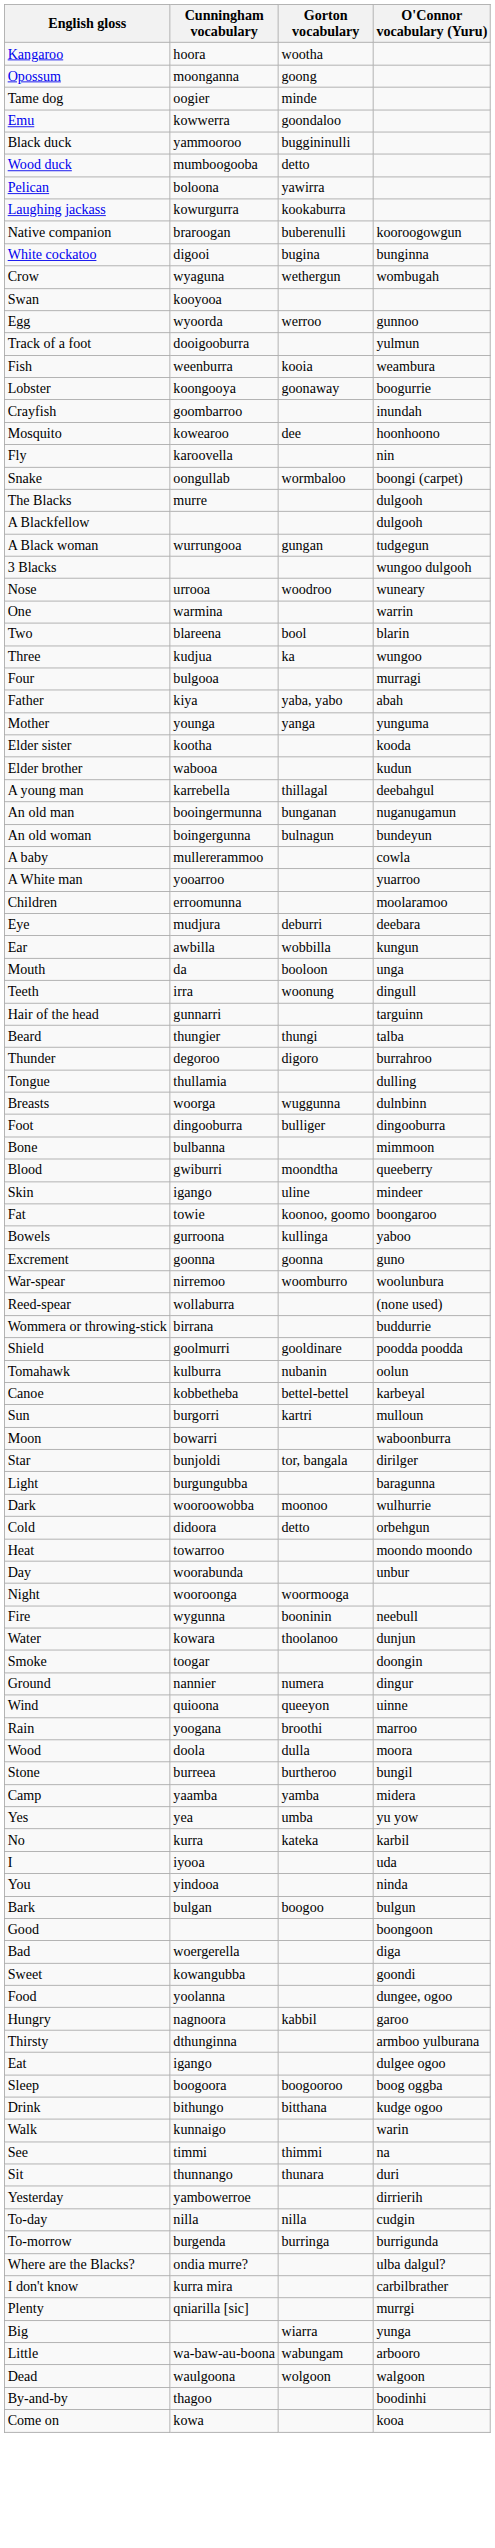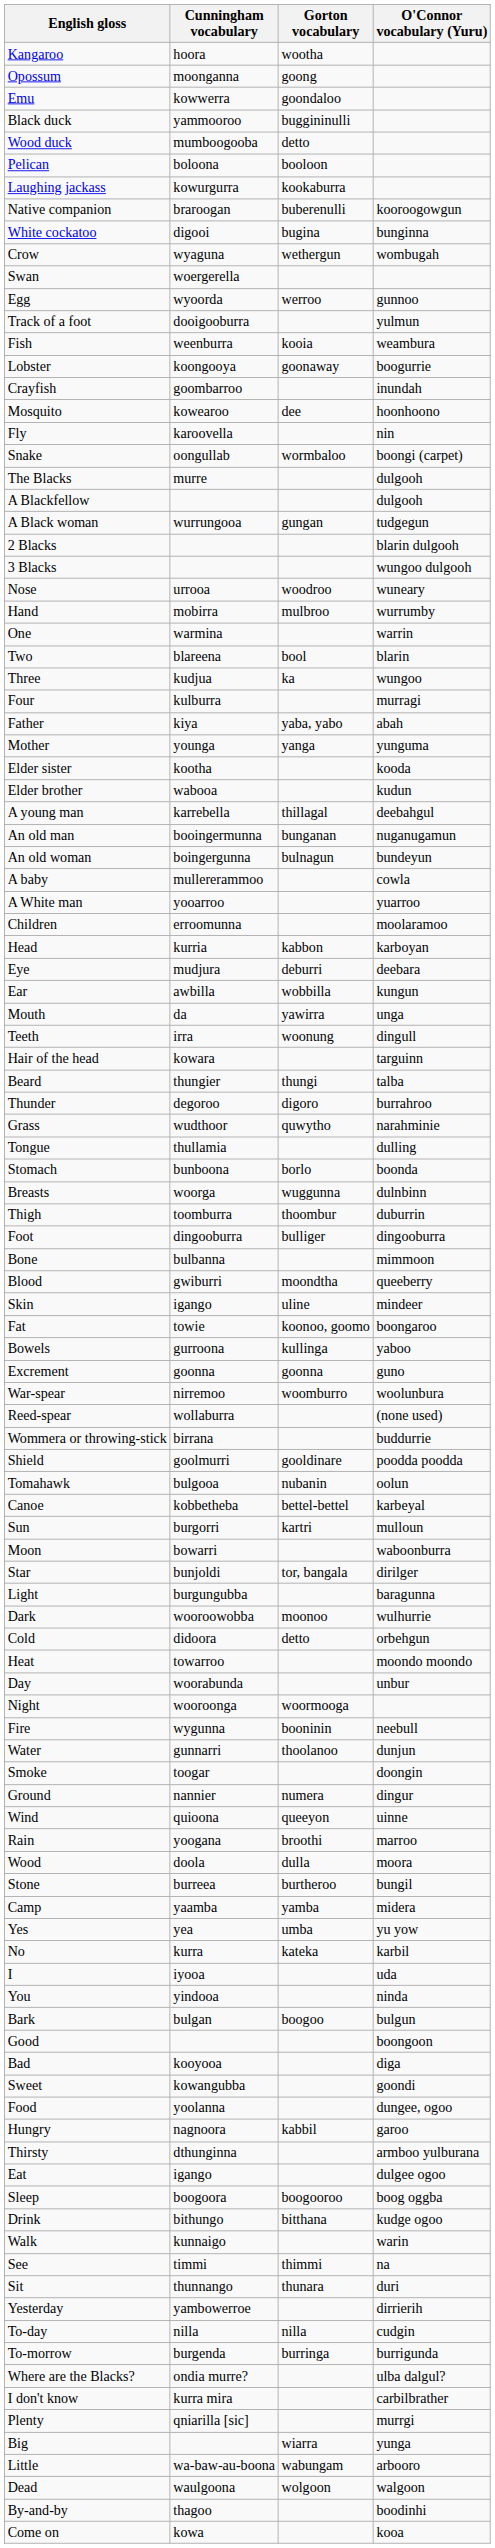- row: (36, 98)
(303, 187) yawirra -> (305, 165) booloon
(198, 299) kooyooa -> (206, 277) woergerella
+ row: (32, 545)
+ row: (23, 612)
(196, 679) bulgooa -> (197, 701) kulburra
+ row: (23, 947)
(305, 969) booloon -> (303, 1014) yawirra
(197, 1014) gunnarri -> (194, 1058) kowara
+ row: (24, 1125)
+ row: (32, 1170)
+ row: (25, 1214)
(197, 1371) kulburra -> (196, 1482) bulgooa
(194, 1639) kowara -> (197, 1750) gunnarri
(206, 1951) woergerella -> (198, 2063) kooyooa
